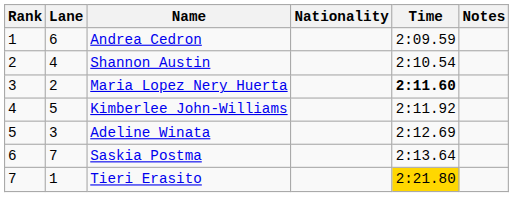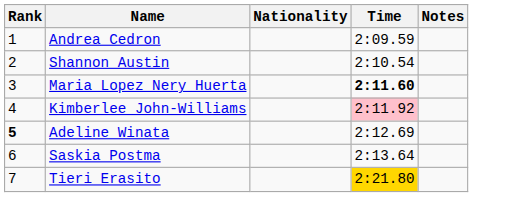- column: (66, 16)
(426, 109) no background -> (385, 109) pink background
(12, 133) normal -> (12, 133) bold
